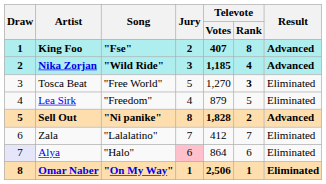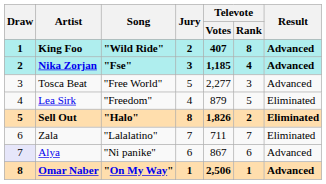(118, 48) "Fse" -> (134, 48) "Wild Ride"
(134, 65) "Wild Ride" -> (118, 65) "Fse"
(218, 83) 1,270 -> (218, 83) 2,277
(249, 83) bold -> (249, 83) normal
(291, 83) Eliminated -> (289, 83) Advanced
(133, 118) "Ni panike" -> (121, 118) "Halo"
(218, 118) 1,828 -> (218, 118) 1,826
(291, 118) Advanced -> (293, 118) Eliminated
(218, 135) 412 -> (218, 135) 711
(119, 153) "Halo" -> (130, 153) "Ni panike"
(189, 153) pink background -> (189, 153) no background
(218, 153) 864 -> (218, 153) 867
(291, 153) Eliminated -> (289, 153) Advanced
(293, 170) Eliminated -> (291, 170) Advanced
